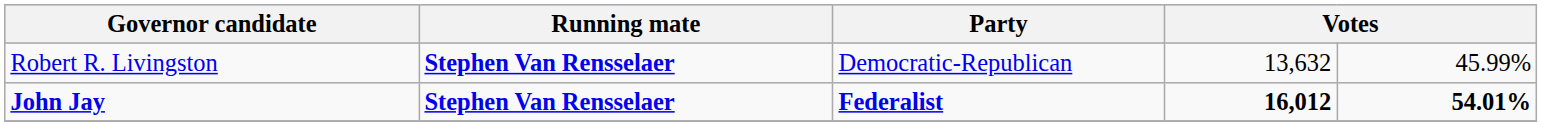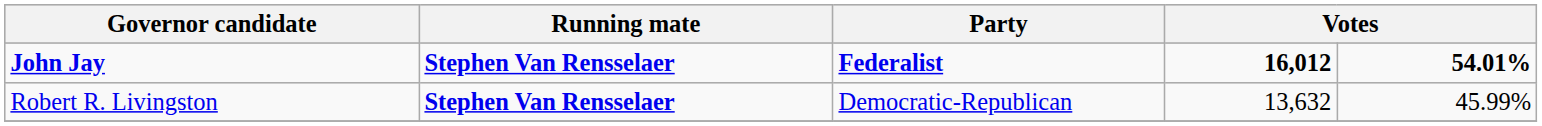rows swapped: (58, 101) <-> (114, 62)
